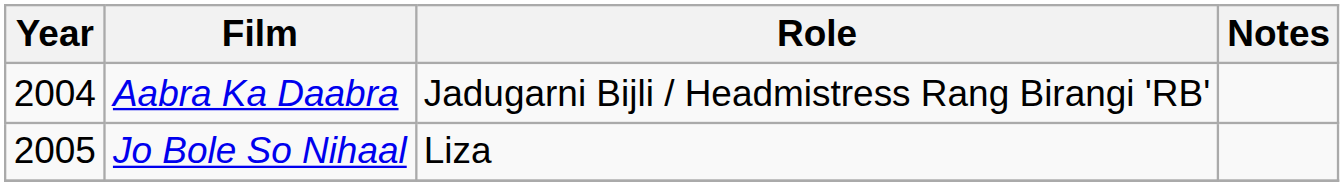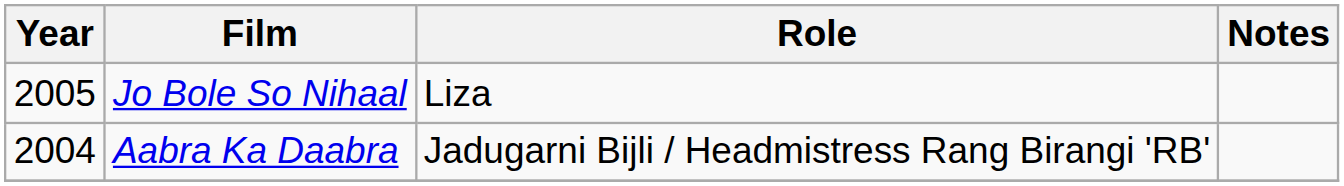rows swapped: (256, 92) <-> (260, 151)
